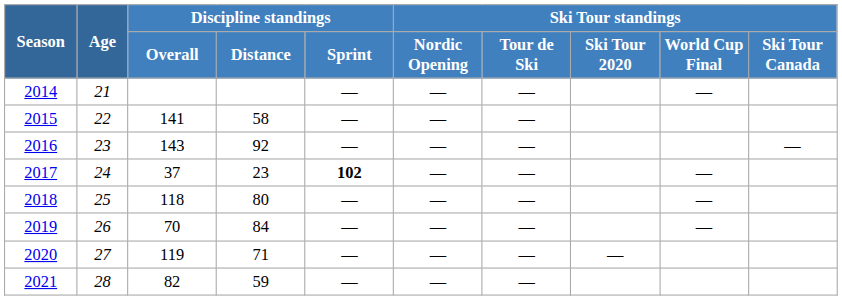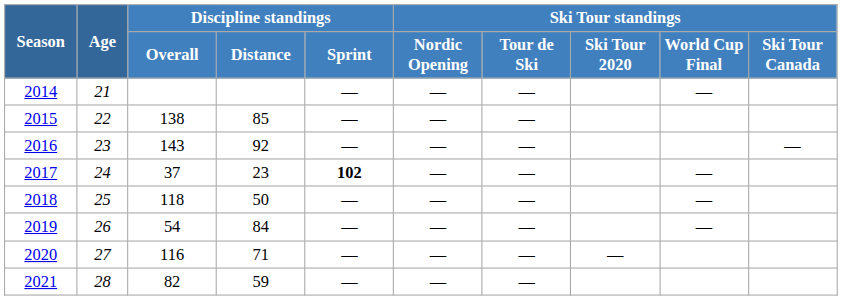(172, 118) 141 -> (172, 118) 138
(261, 118) 58 -> (261, 118) 85
(261, 200) 80 -> (261, 200) 50
(172, 227) 70 -> (172, 227) 54
(172, 254) 119 -> (172, 254) 116
